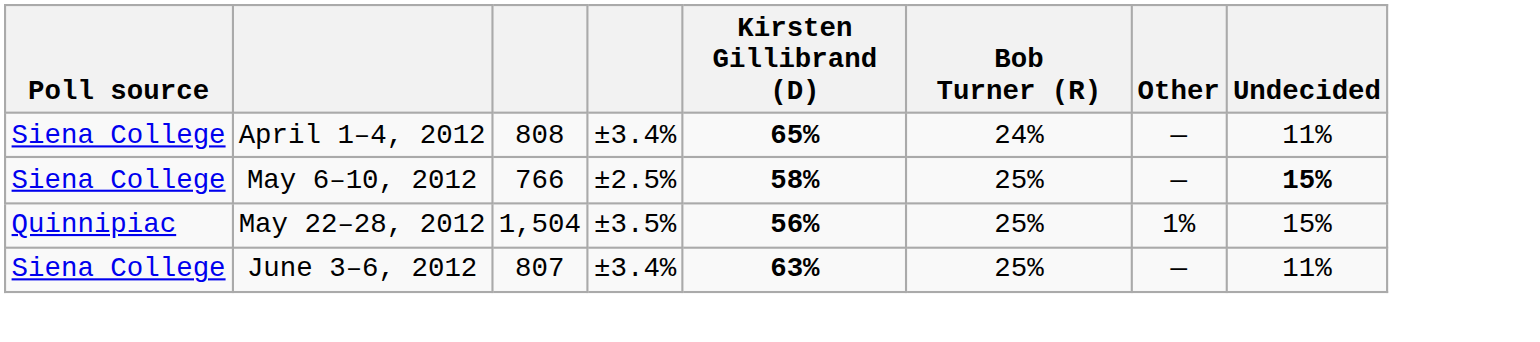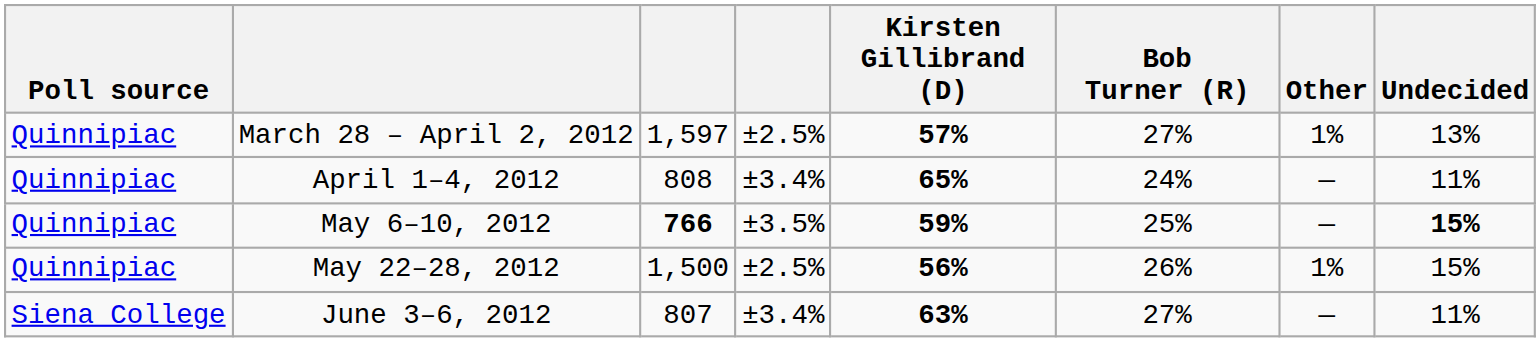+ row: (436, 135)
(119, 135) Siena College -> (94, 180) Quinnipiac
(119, 180) Siena College -> (94, 225) Quinnipiac
(540, 180) normal -> (688, 225) bold
(635, 180) ±2.5% -> (783, 225) ±3.5%
(795, 180) 58% -> (943, 225) 59%
(540, 225) 1,504 -> (688, 270) 1,500
(635, 225) ±3.5% -> (783, 270) ±2.5%
(1019, 225) 25% -> (1167, 270) 26%
(1019, 270) 25% -> (1167, 314) 27%
